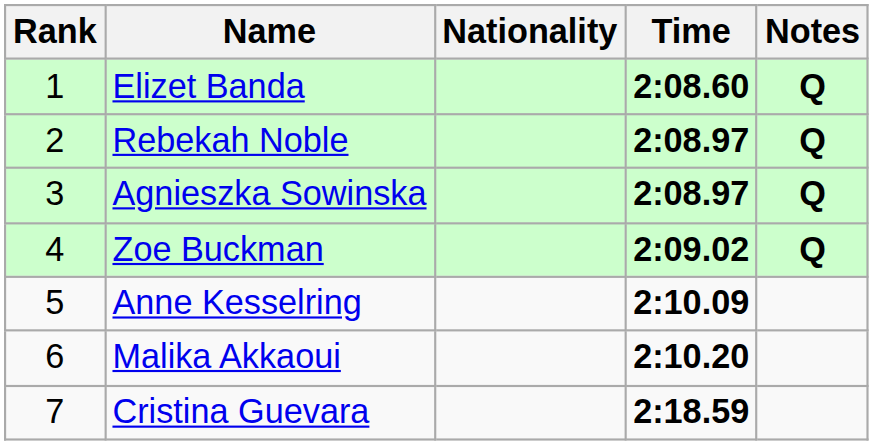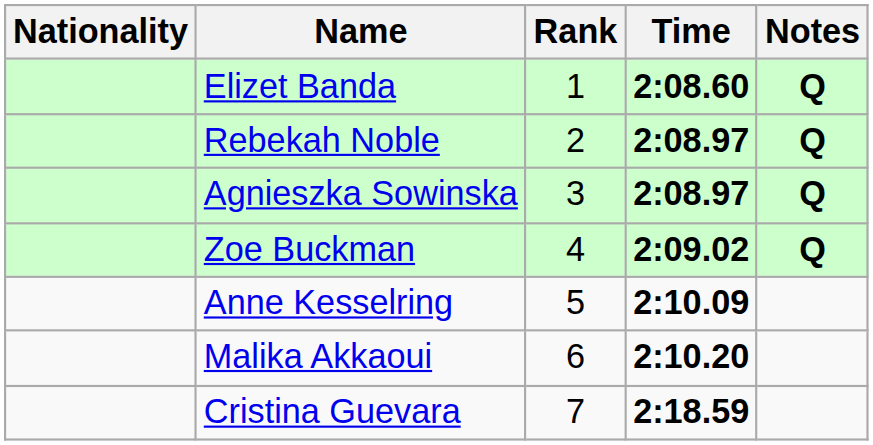columns swapped: (55, 31) <-> (530, 31)
